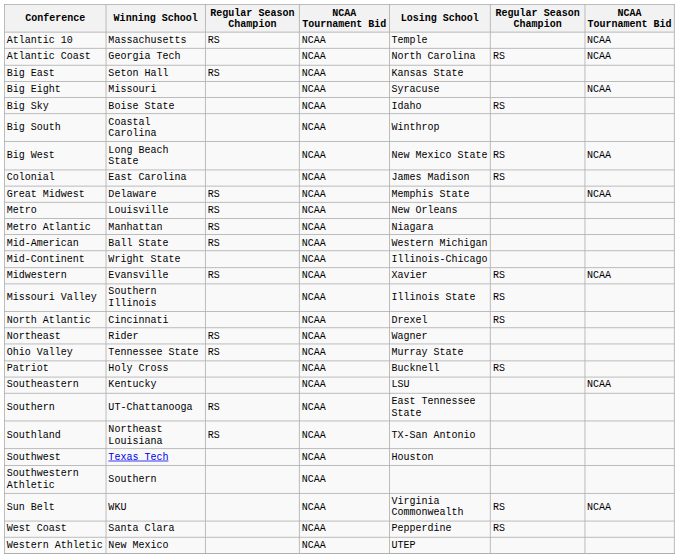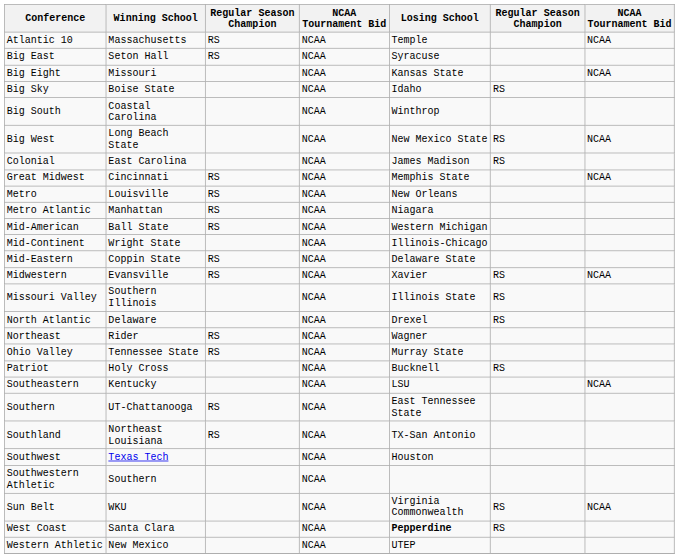- row: (49, 57)
(427, 73) Kansas State -> (415, 57) Syracuse
(415, 89) Syracuse -> (427, 73) Kansas State
(132, 194) Delaware -> (138, 178) Cincinnati
+ row: (40, 259)
(138, 320) Cincinnati -> (132, 320) Delaware
(421, 529) normal -> (421, 529) bold
